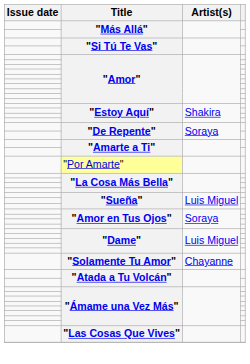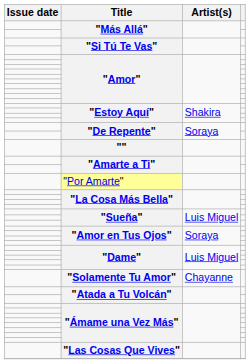+ row: (122, 148)
